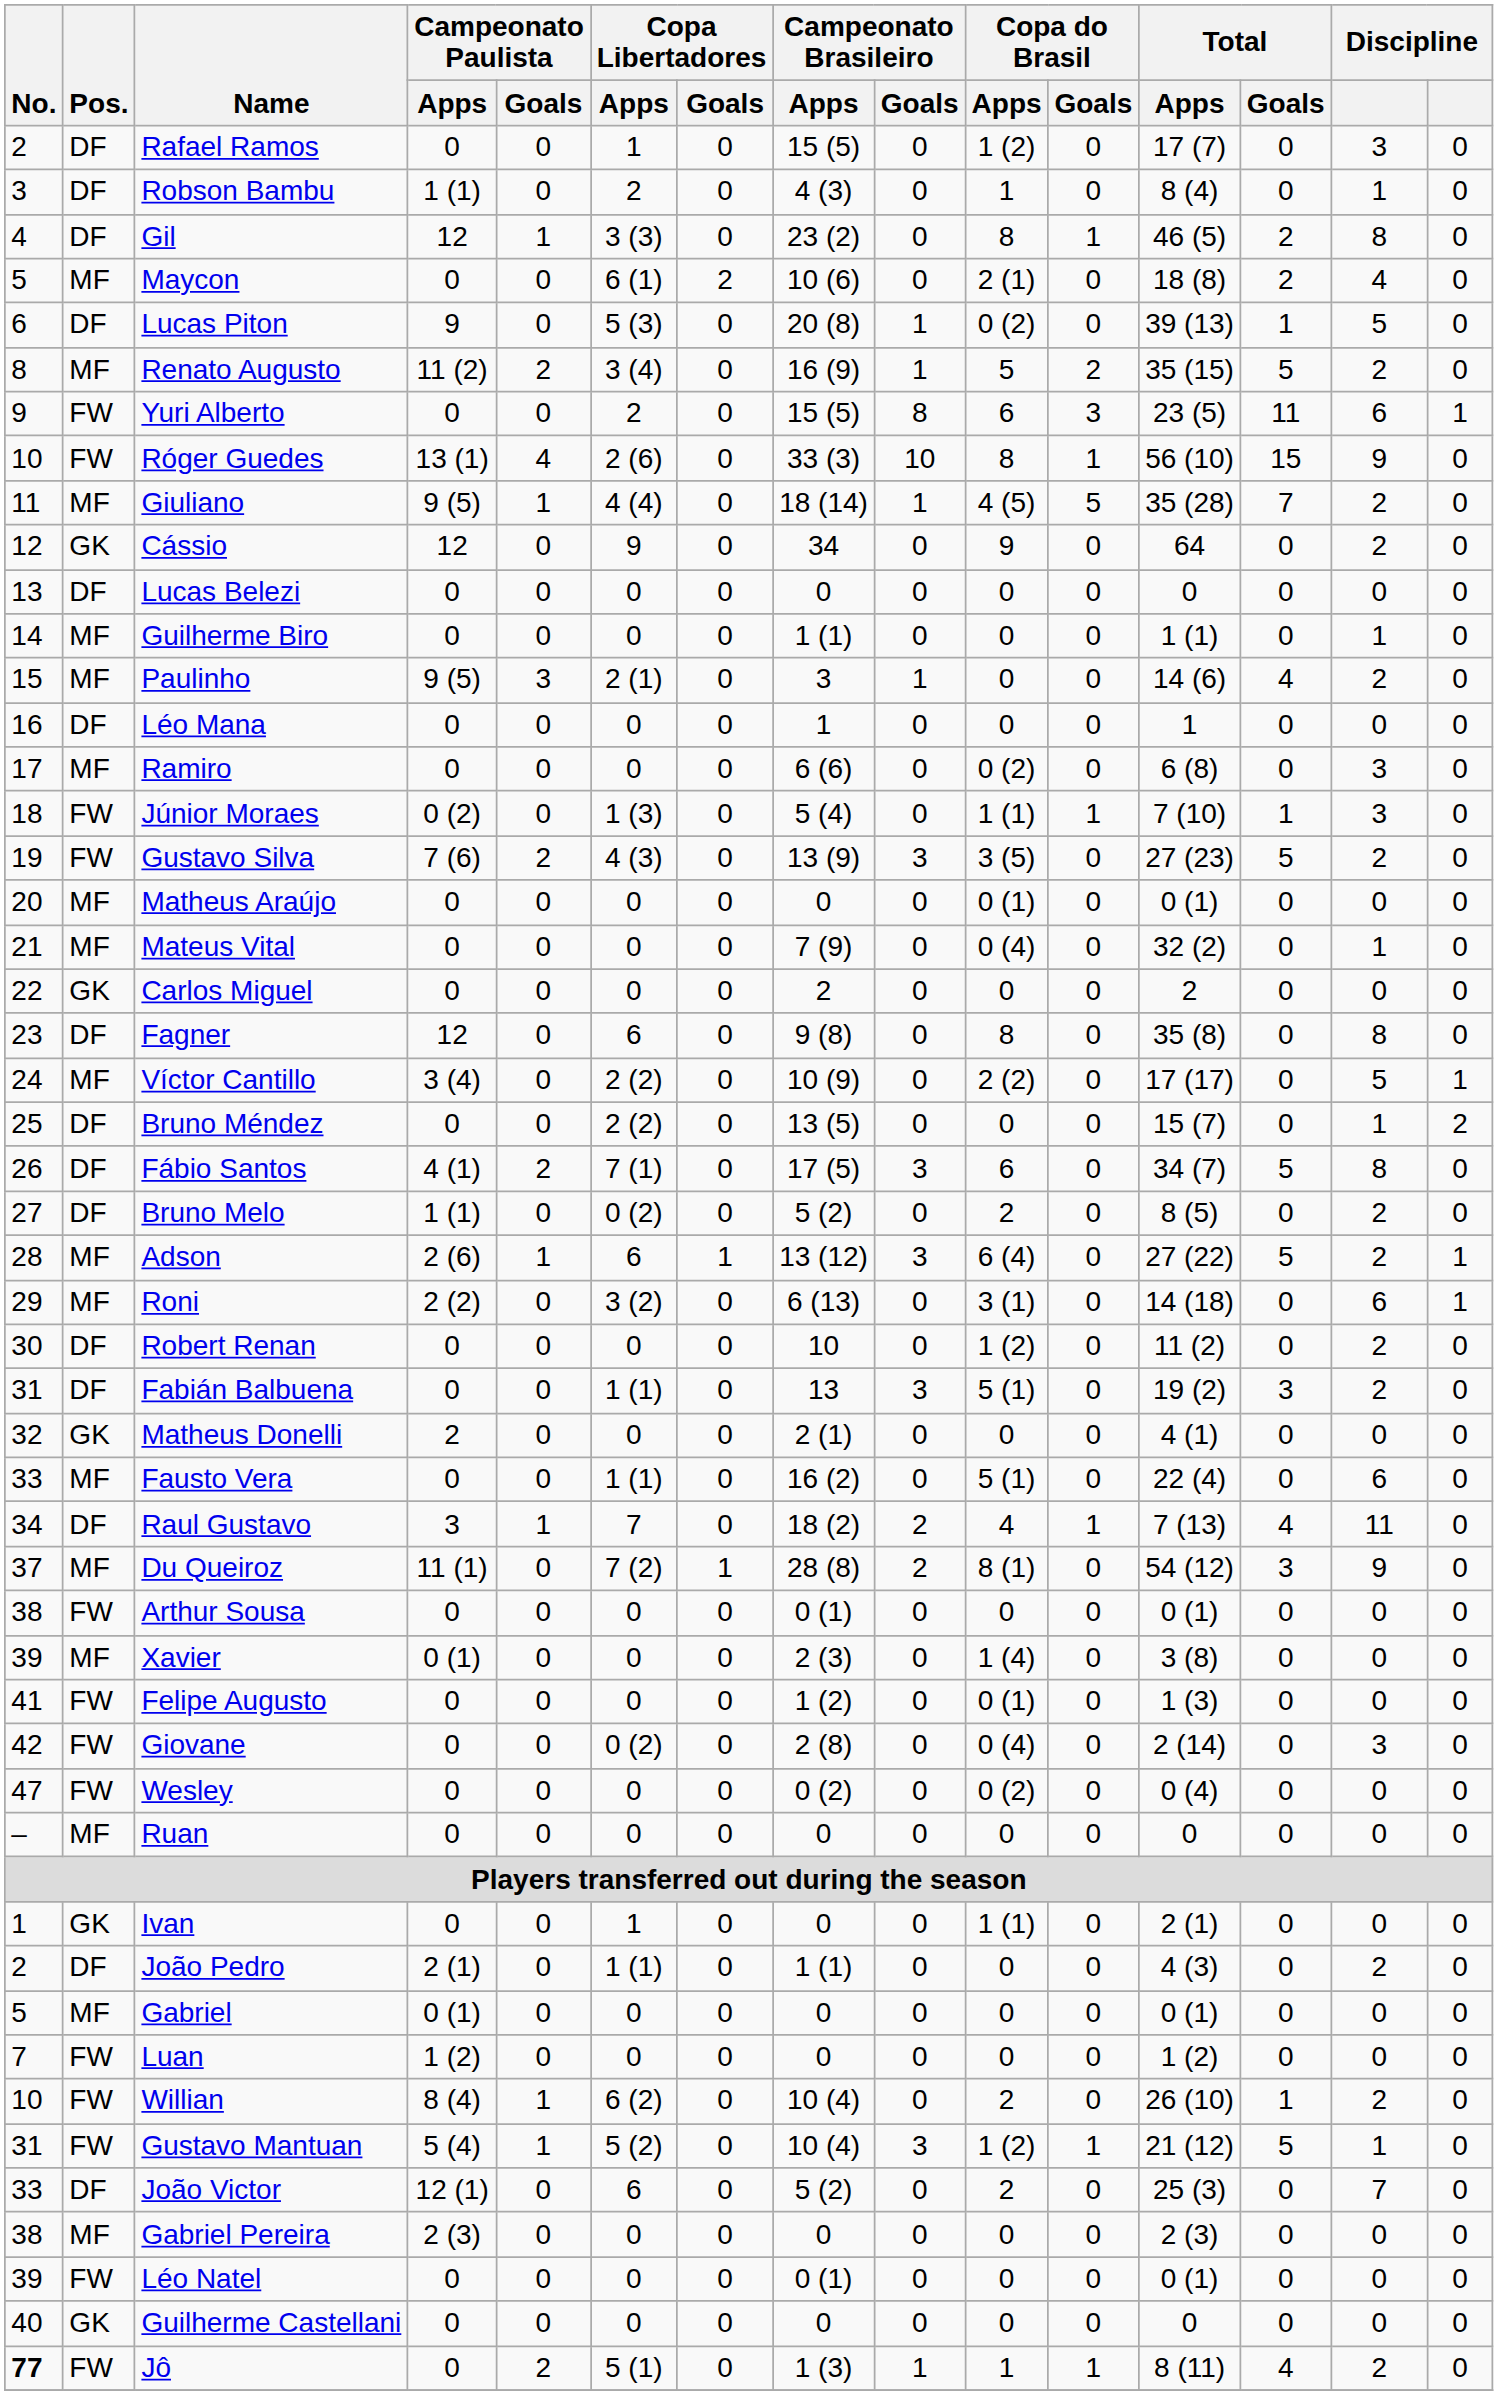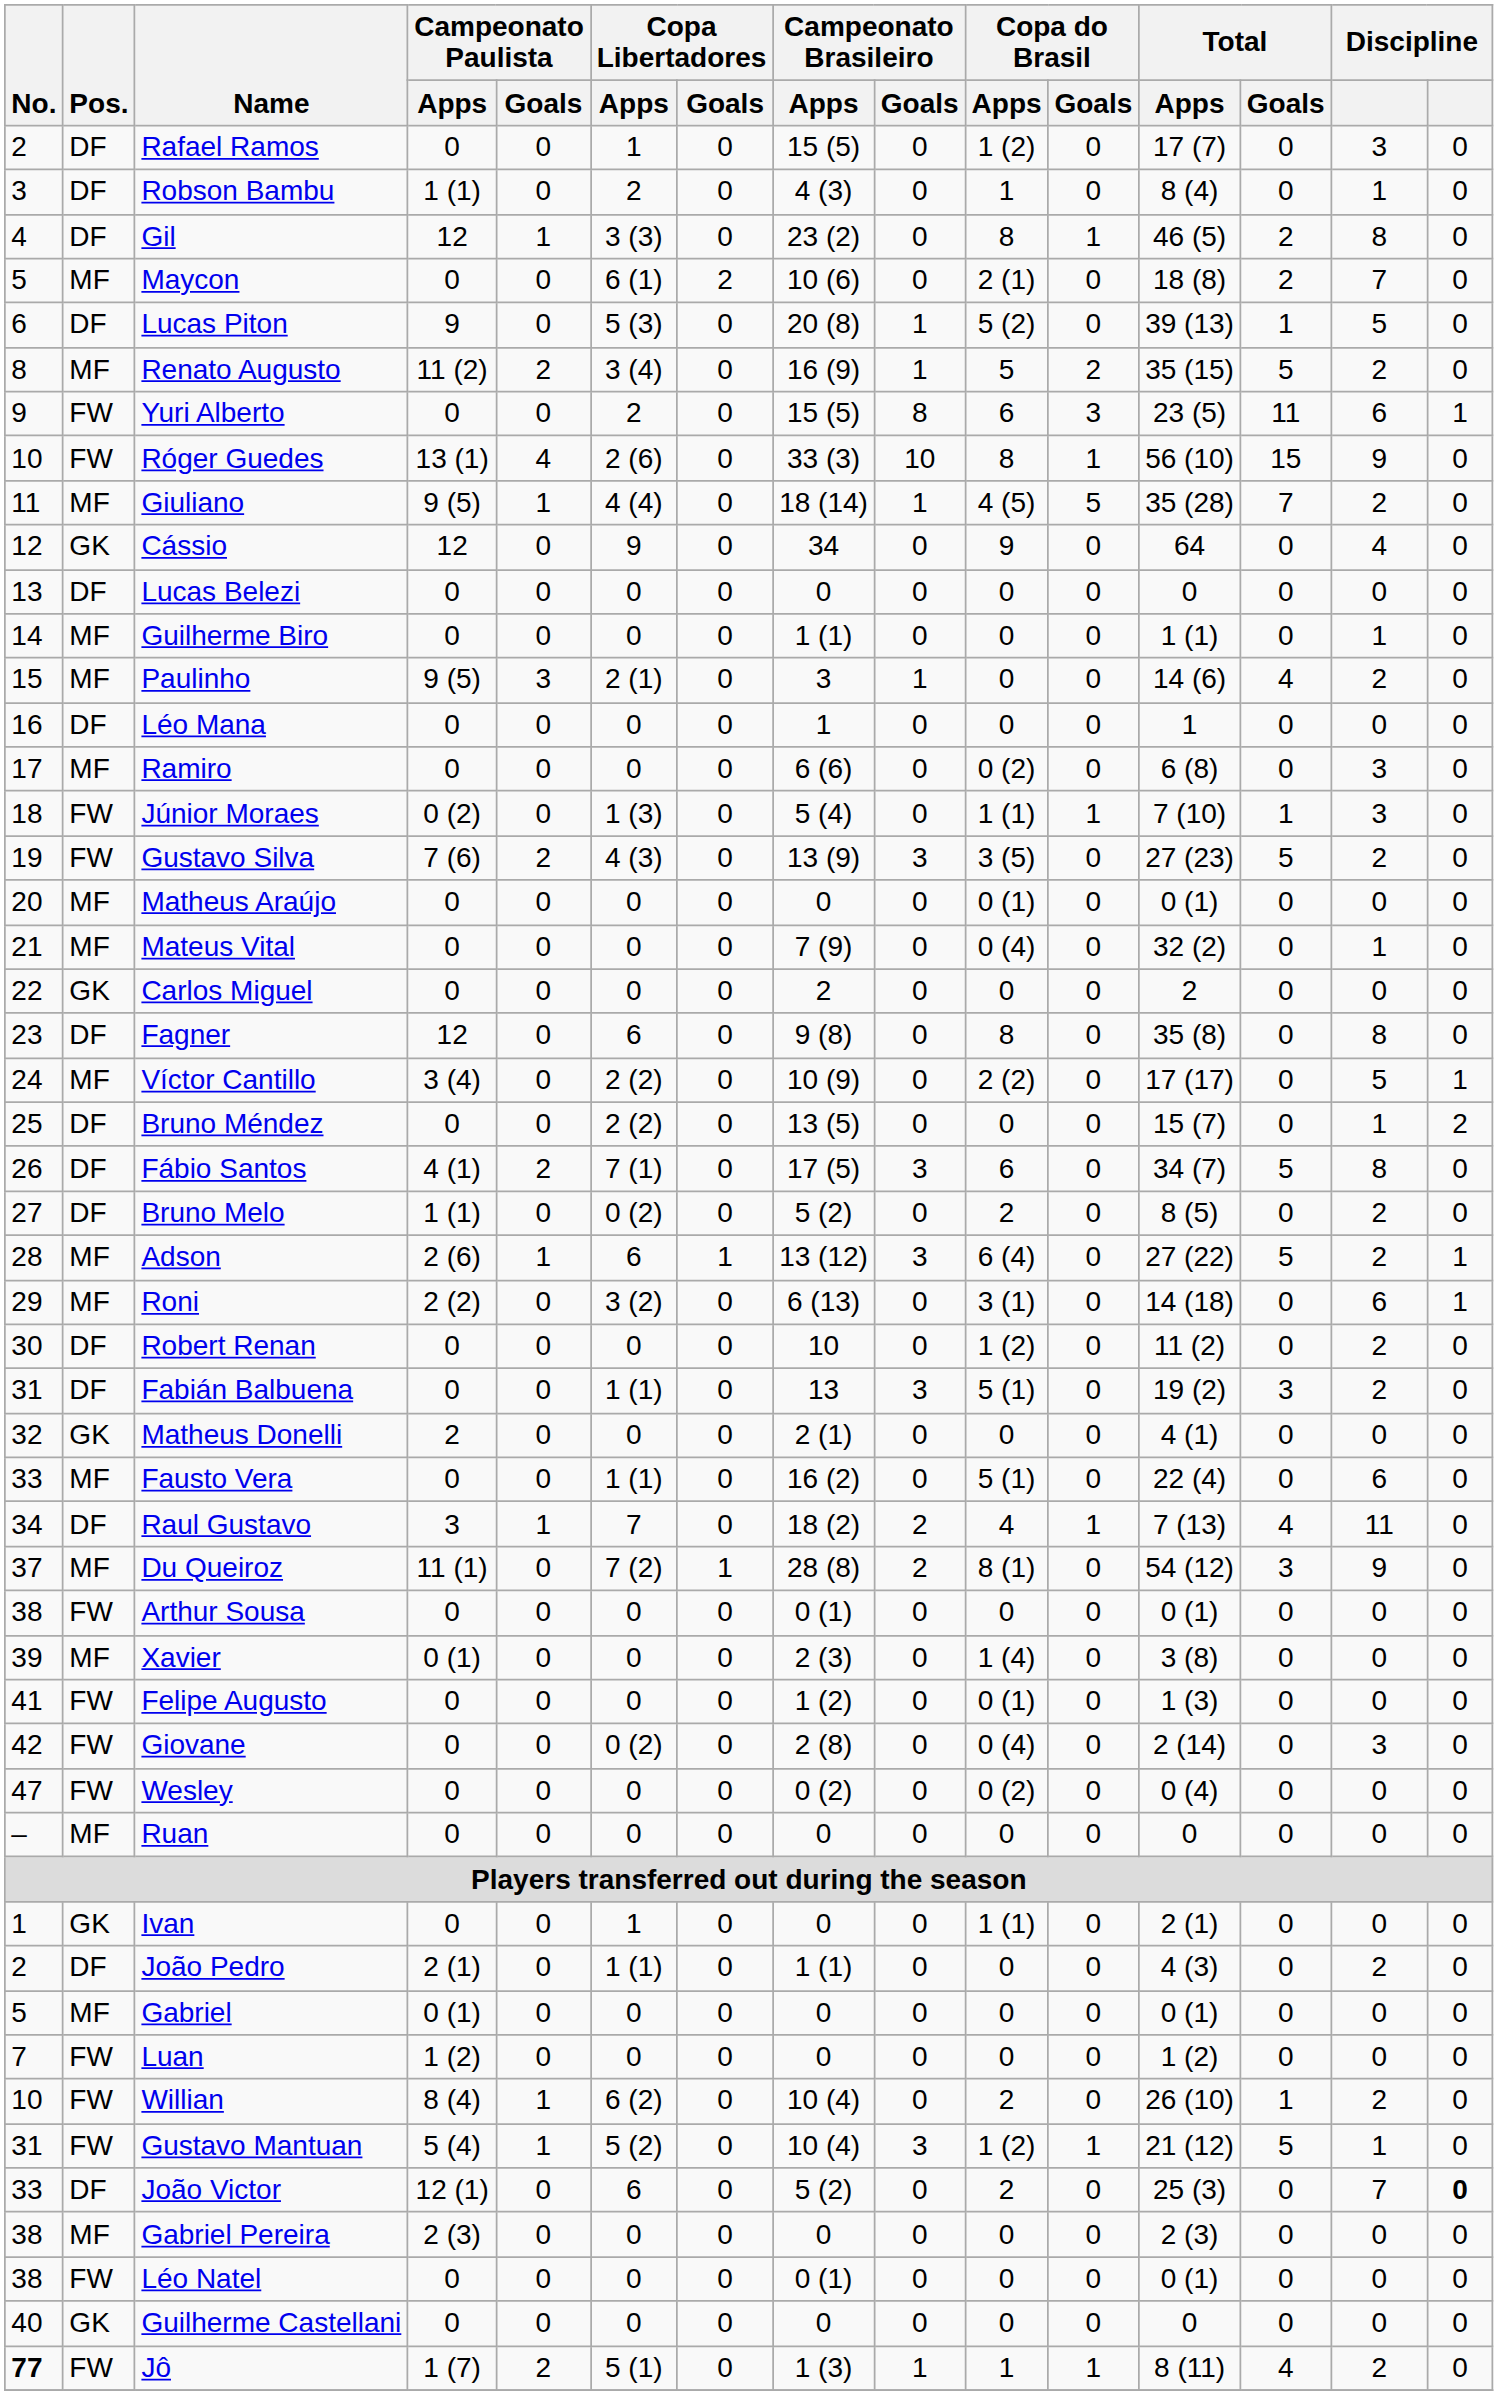(1379, 280) 4 -> (1379, 280) 7
(1007, 324) 0 (2) -> (1007, 324) 5 (2)
(1379, 546) 2 -> (1379, 546) 4
(1460, 2189) normal -> (1460, 2189) bold
(27, 2278) 39 -> (27, 2278) 38
(452, 2367) 0 -> (452, 2367) 1 (7)
